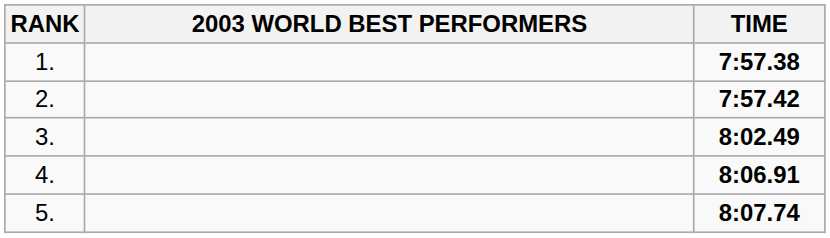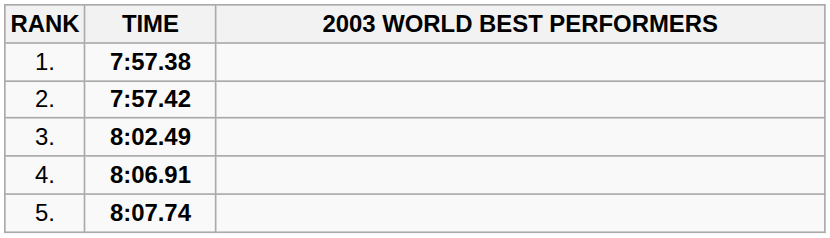columns swapped: (389, 24) <-> (759, 24)
